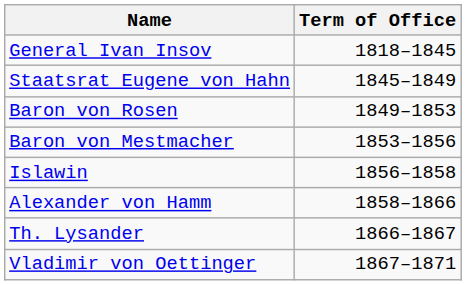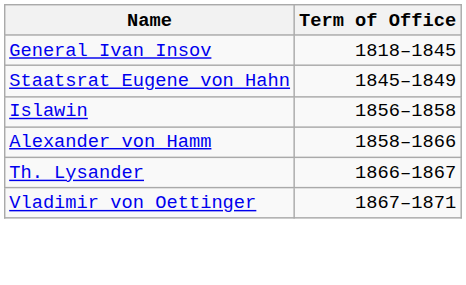- row: (93, 112)
- row: (122, 142)
